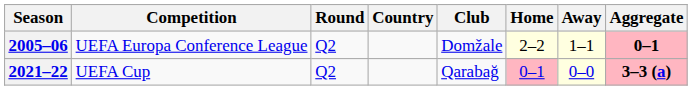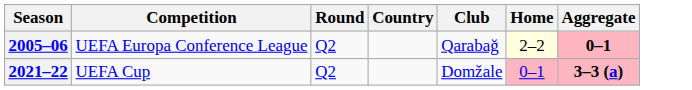- column: (581, 17)
(472, 44) Domžale -> (470, 44) Qarabağ
(470, 71) Qarabağ -> (472, 71) Domžale
